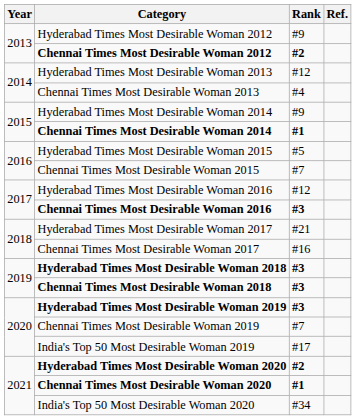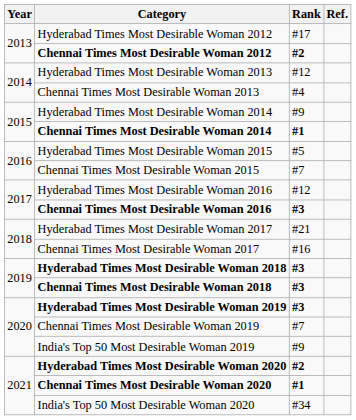(298, 33) #9 -> (301, 33) #17
(301, 346) #17 -> (298, 346) #9
